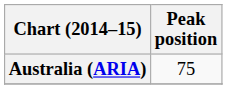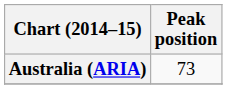(186, 68) 75 -> (186, 68) 73
